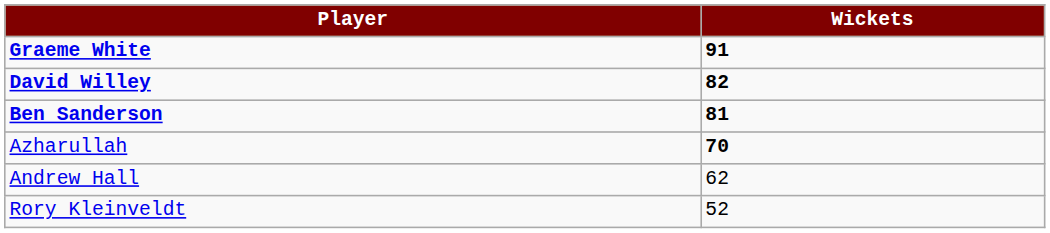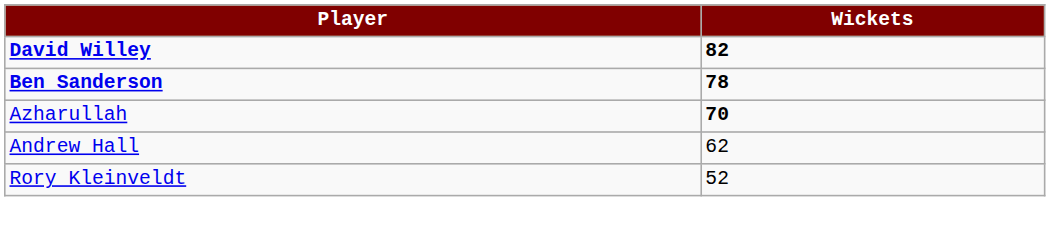- row: (80, 53)
(717, 116) 81 -> (717, 84) 78
